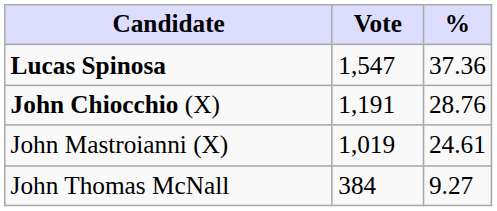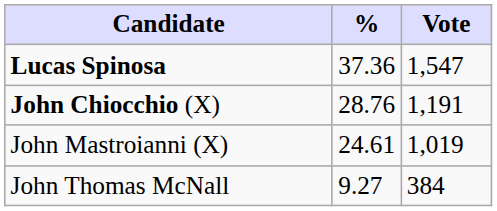columns swapped: (378, 24) <-> (457, 24)
